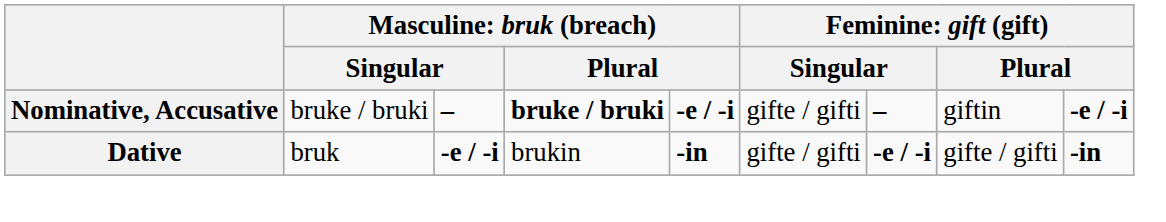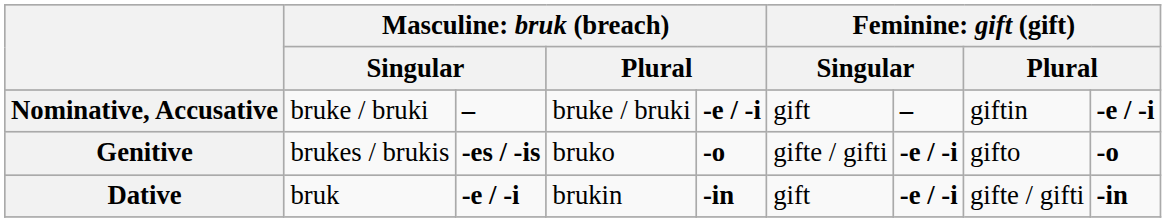(588, 110) bold -> (622, 110) normal
(804, 110) gifte / gifti -> (792, 110) gift
+ row: (145, 152)
(804, 152) gifte / gifti -> (792, 195) gift
